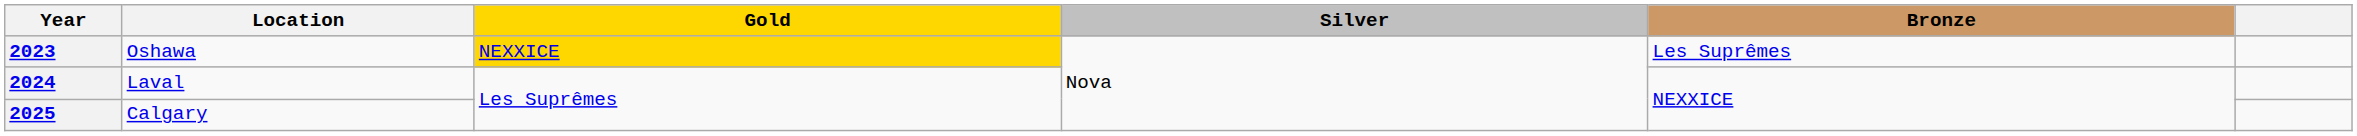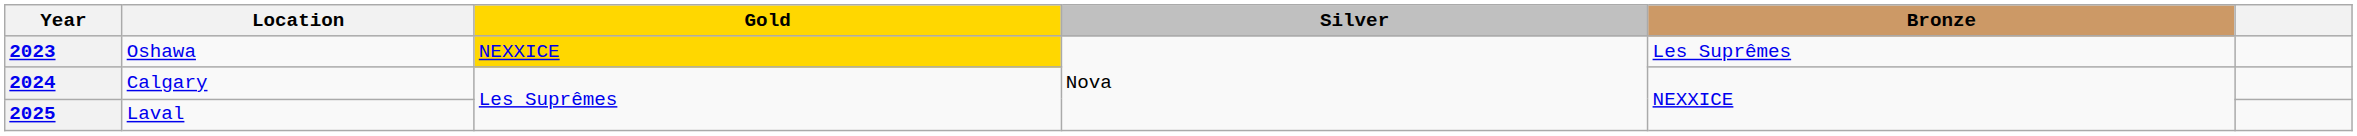(156, 83) Laval -> (167, 83) Calgary
(167, 114) Calgary -> (156, 114) Laval
